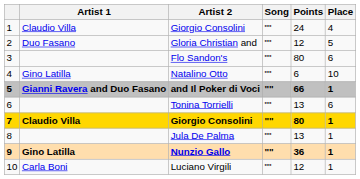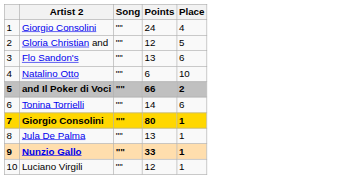- column: (94, 12)
(299, 58) 80 -> (150, 58) 13
(330, 89) 1 -> (182, 89) 2
(299, 105) 13 -> (150, 105) 14
(299, 151) 36 -> (150, 151) 33
